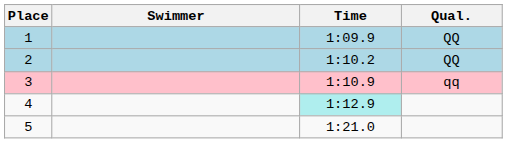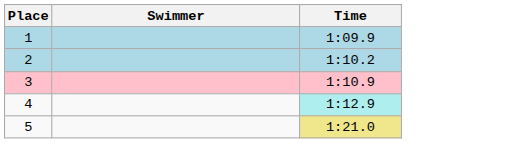- column: (451, 16)
(350, 127) no background -> (350, 127) khaki background
